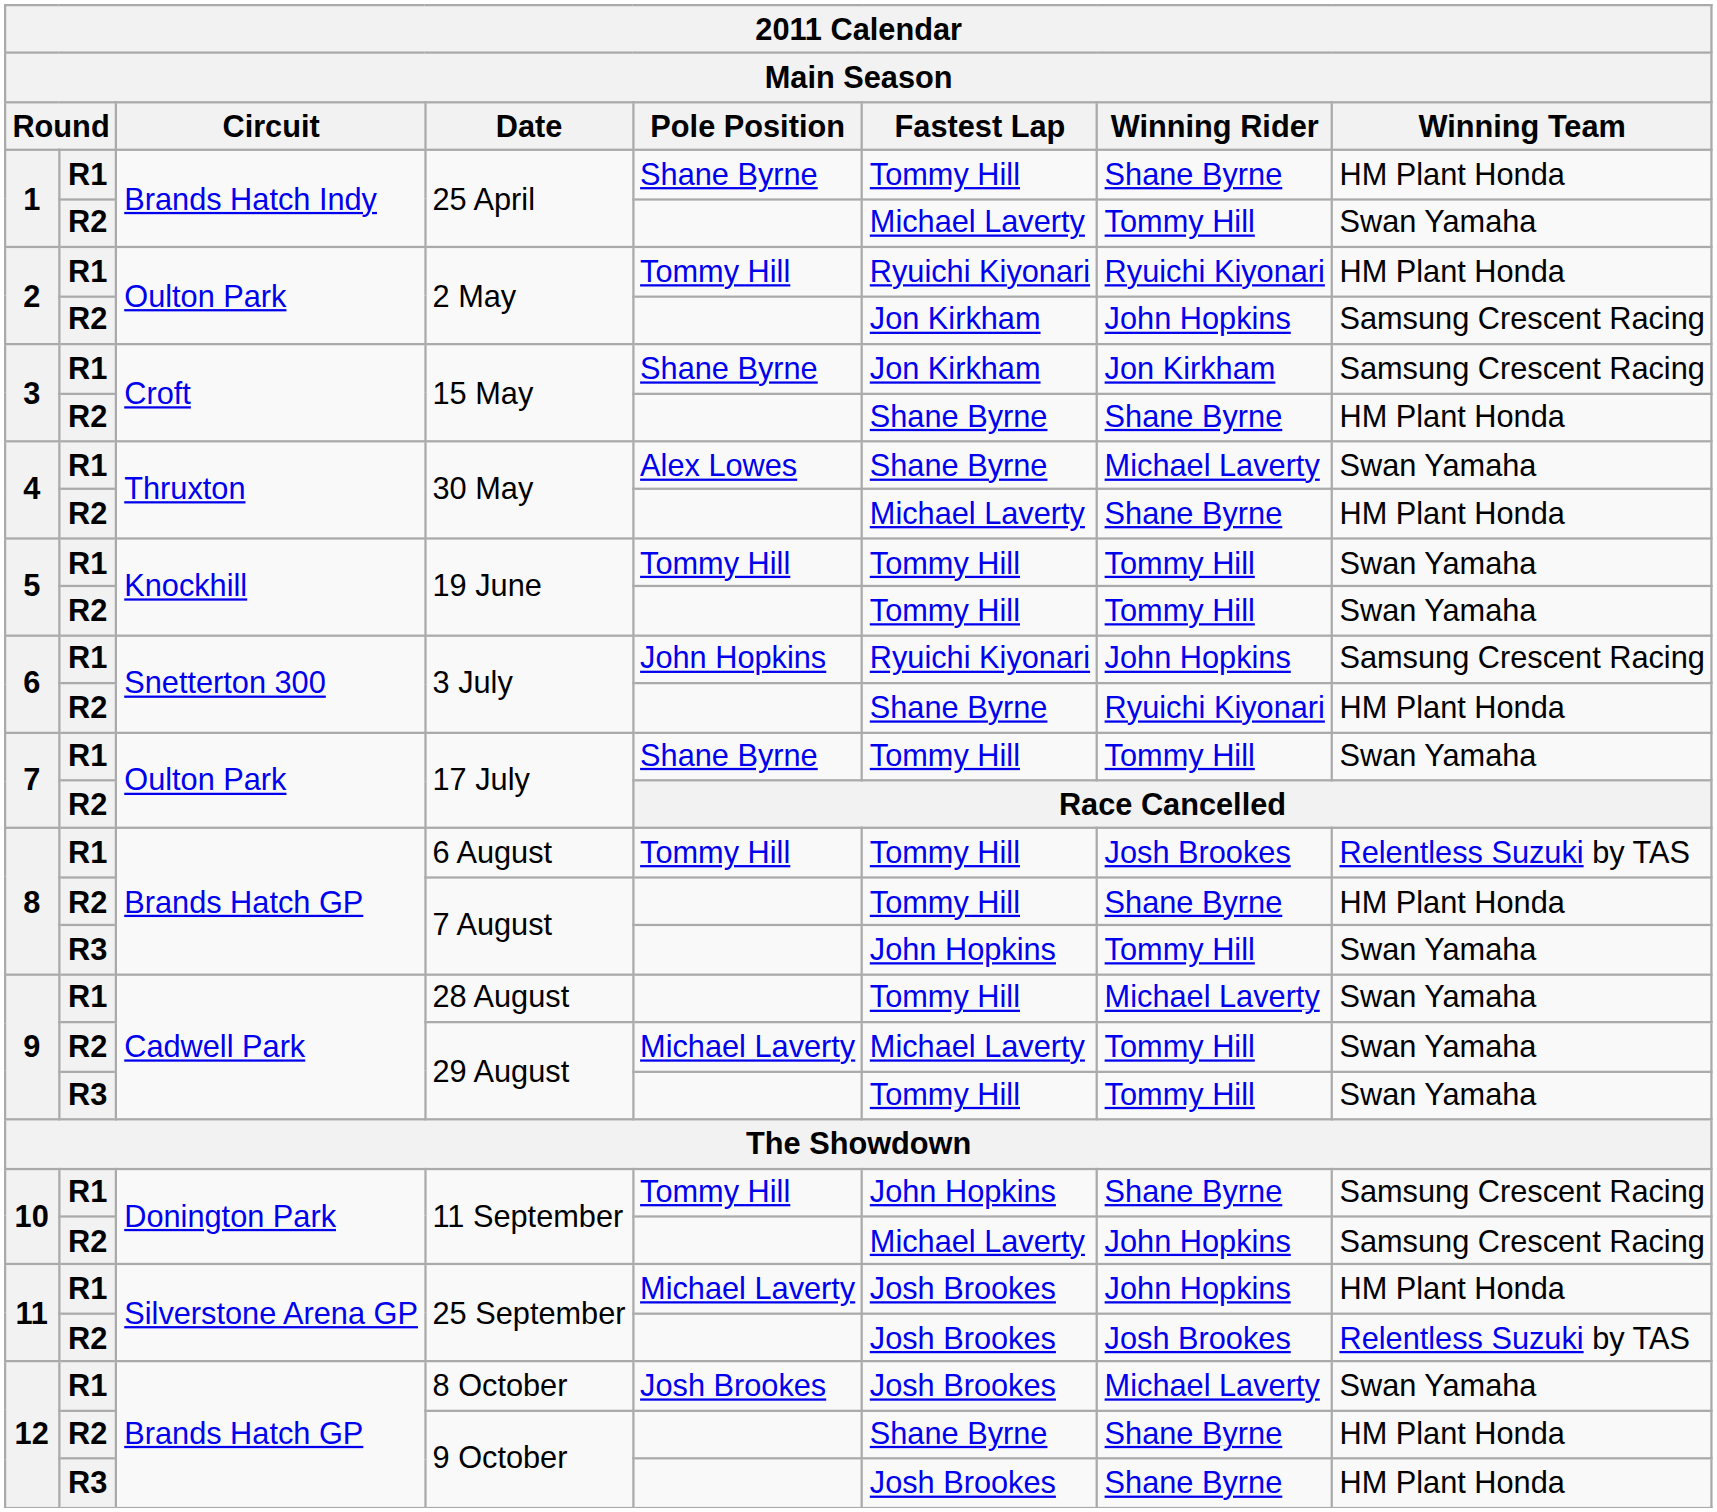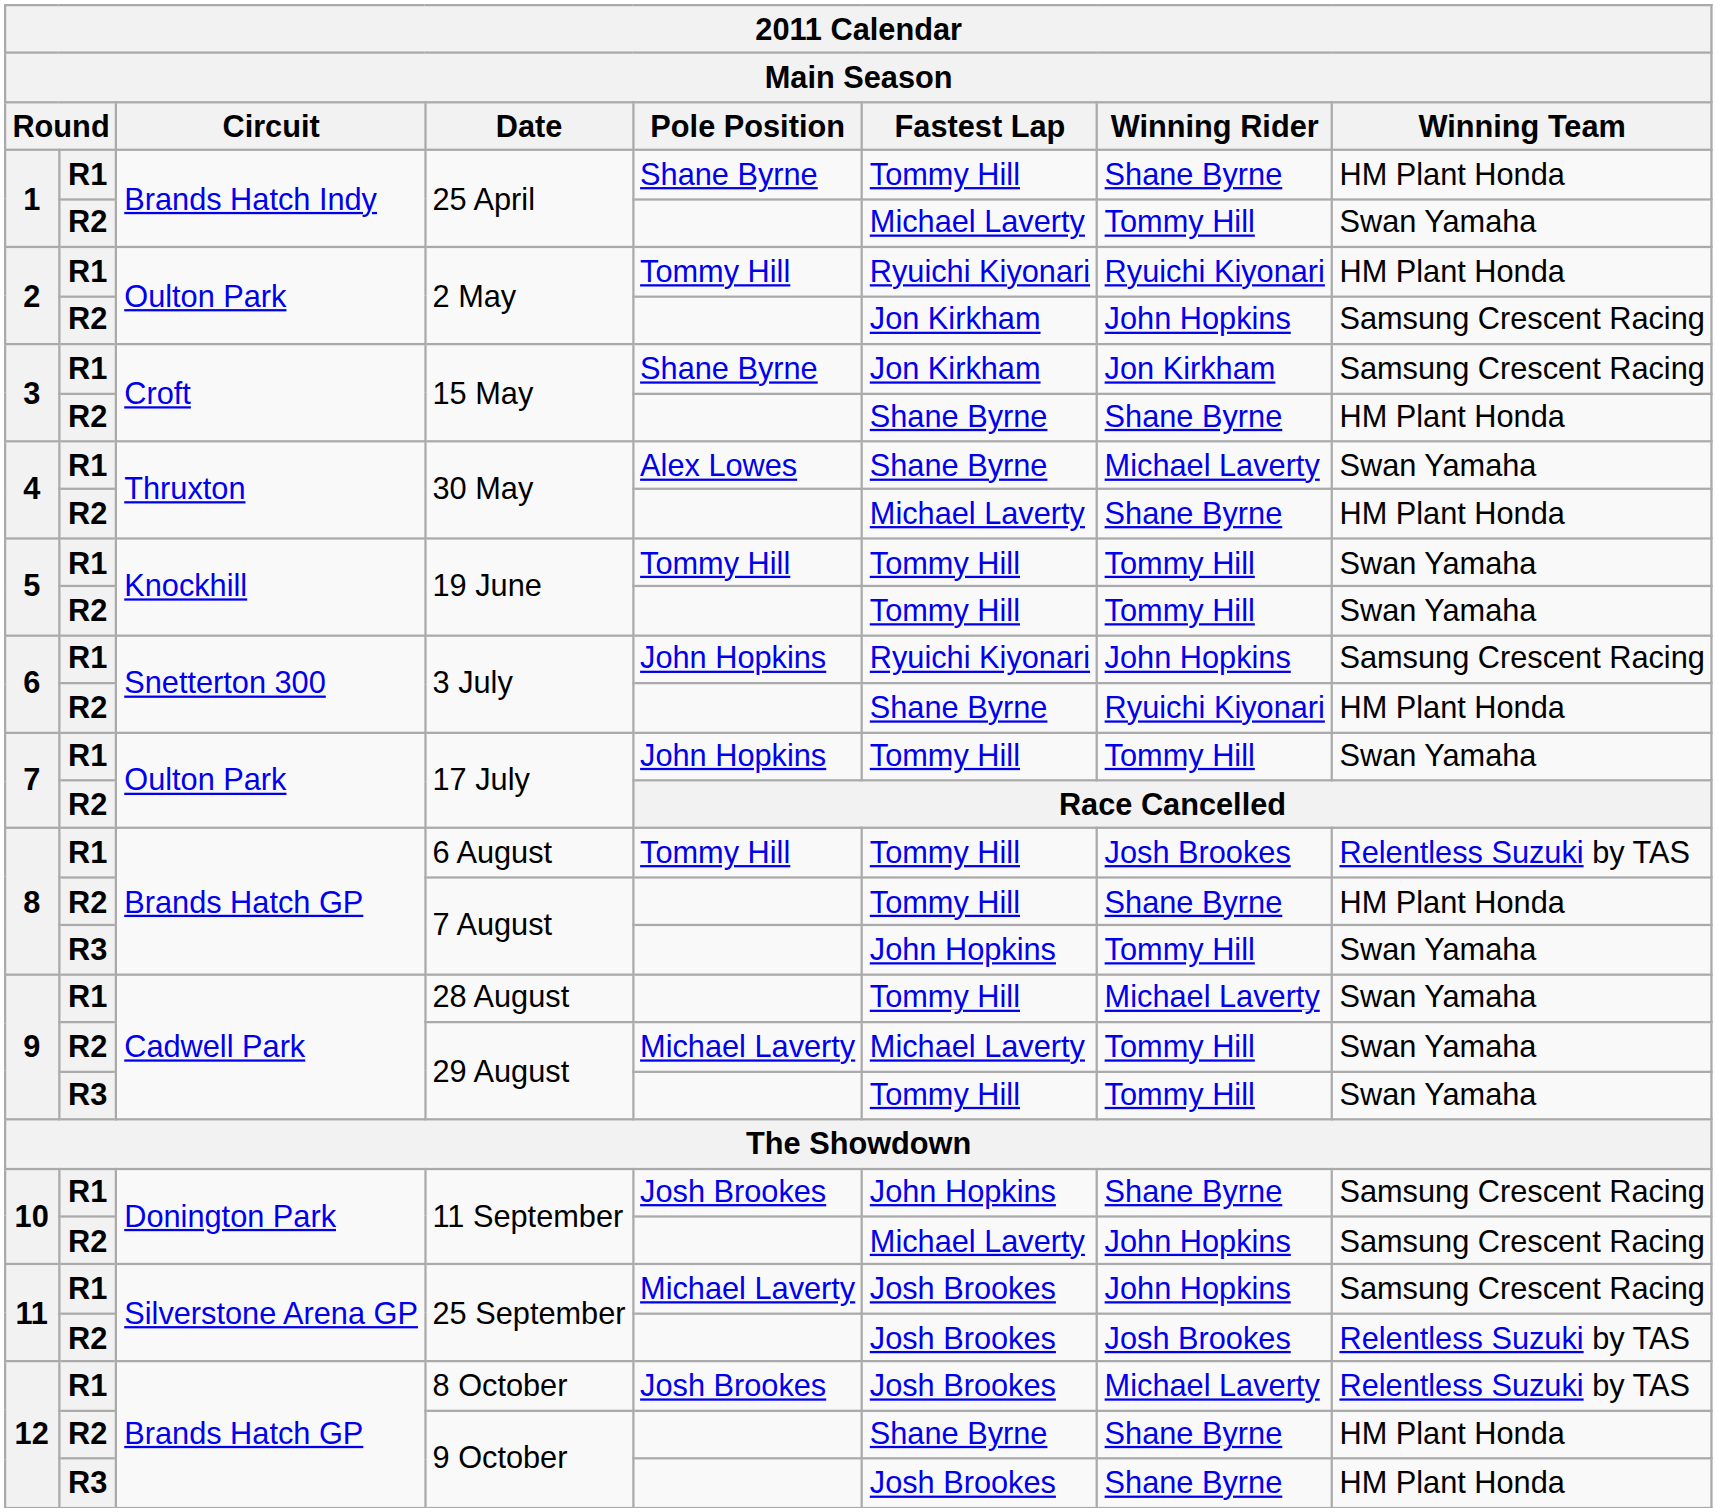(729, 756) Shane Byrne -> (733, 756) John Hopkins
(715, 1192) Tommy Hill -> (733, 1192) Josh Brookes
(1452, 1289) HM Plant Honda -> (1522, 1289) Samsung Crescent Racing
(1438, 1386) Swan Yamaha -> (1515, 1386) Relentless Suzuki by TAS
